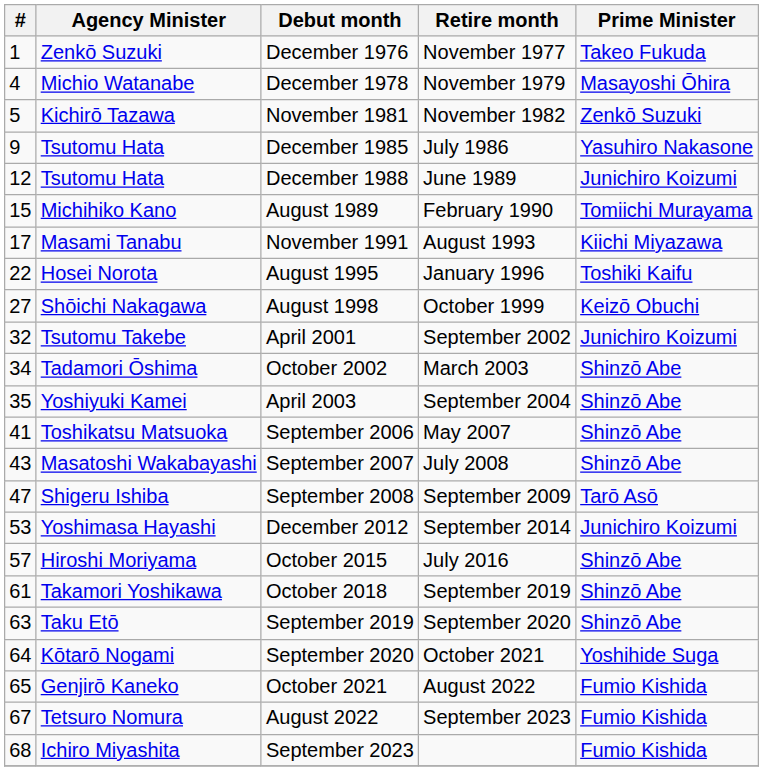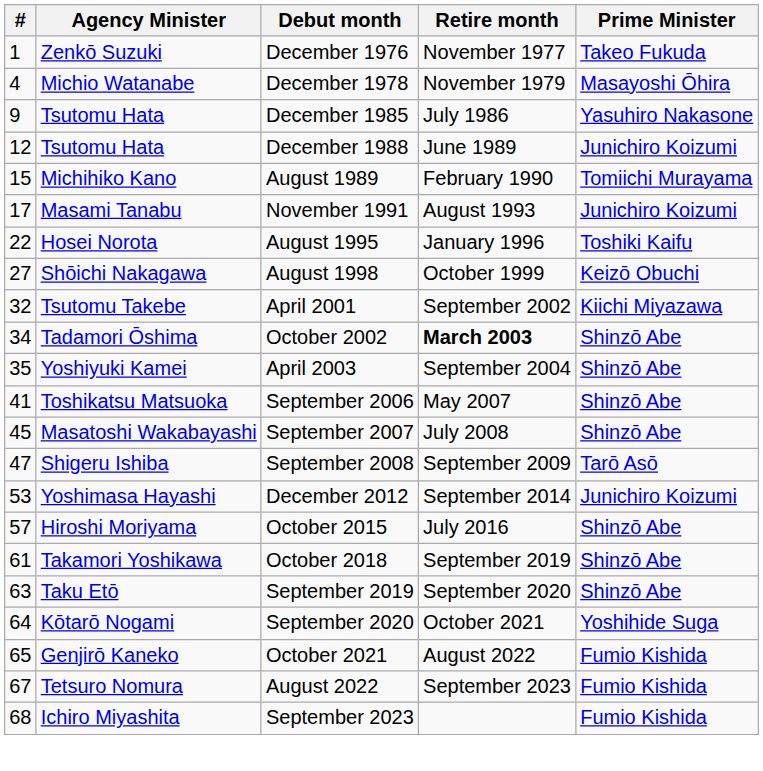- row: (337, 115)
(651, 242) Kiichi Miyazawa -> (659, 210) Junichiro Koizumi
(659, 337) Junichiro Koizumi -> (651, 305) Kiichi Miyazawa
(476, 369) normal -> (478, 337) bold
(20, 464) 43 -> (20, 432) 45
